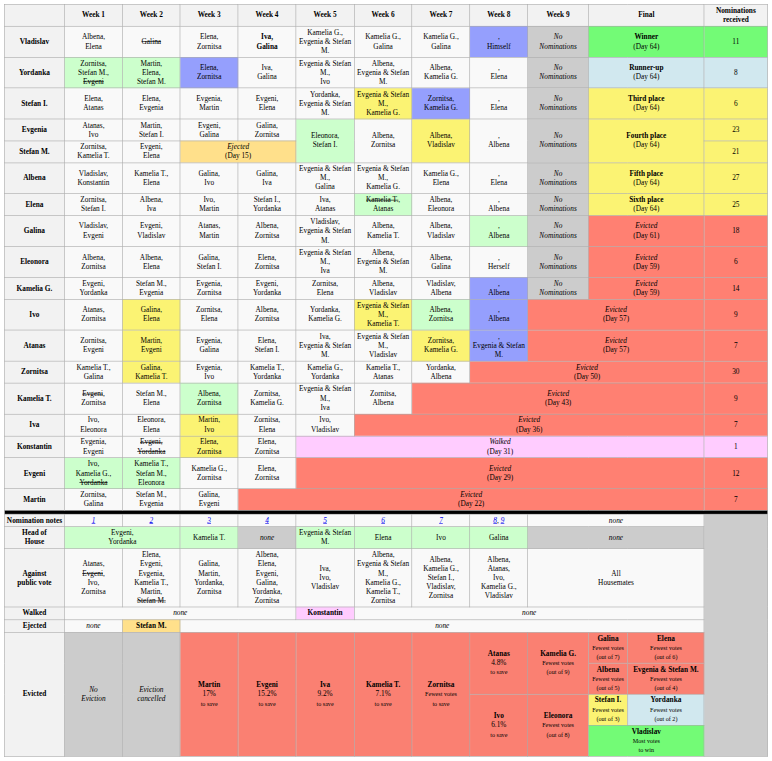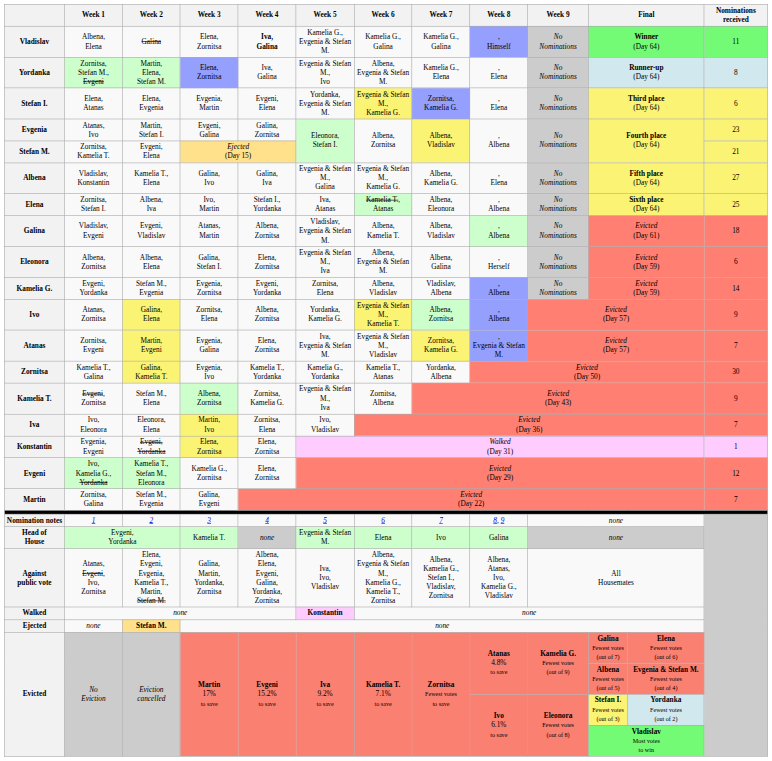(441, 72) Albena, Kamelia G. -> (441, 72) Kamelia G., Elena
(441, 178) Kamelia G., Elena -> (441, 178) Albena, Kamelia G.
(267, 345) Elena, Stefan I. -> (267, 345) Elena, Zornitsa
